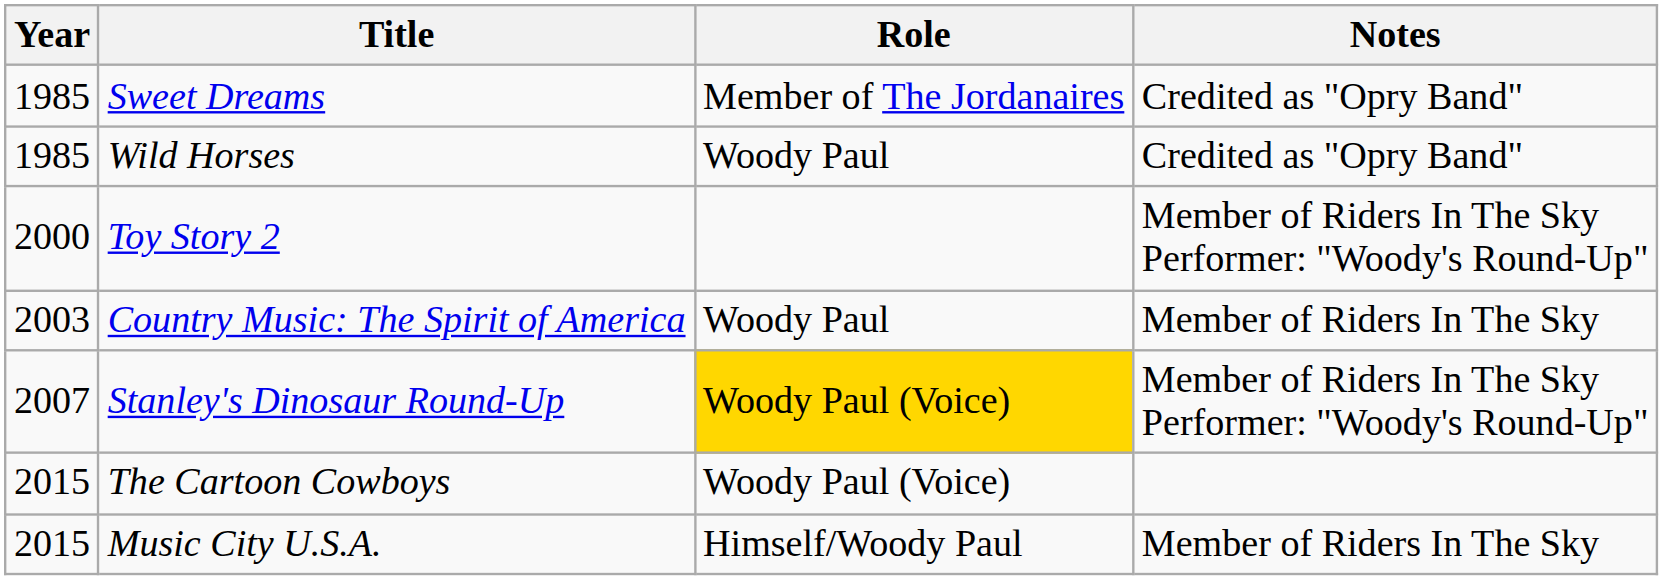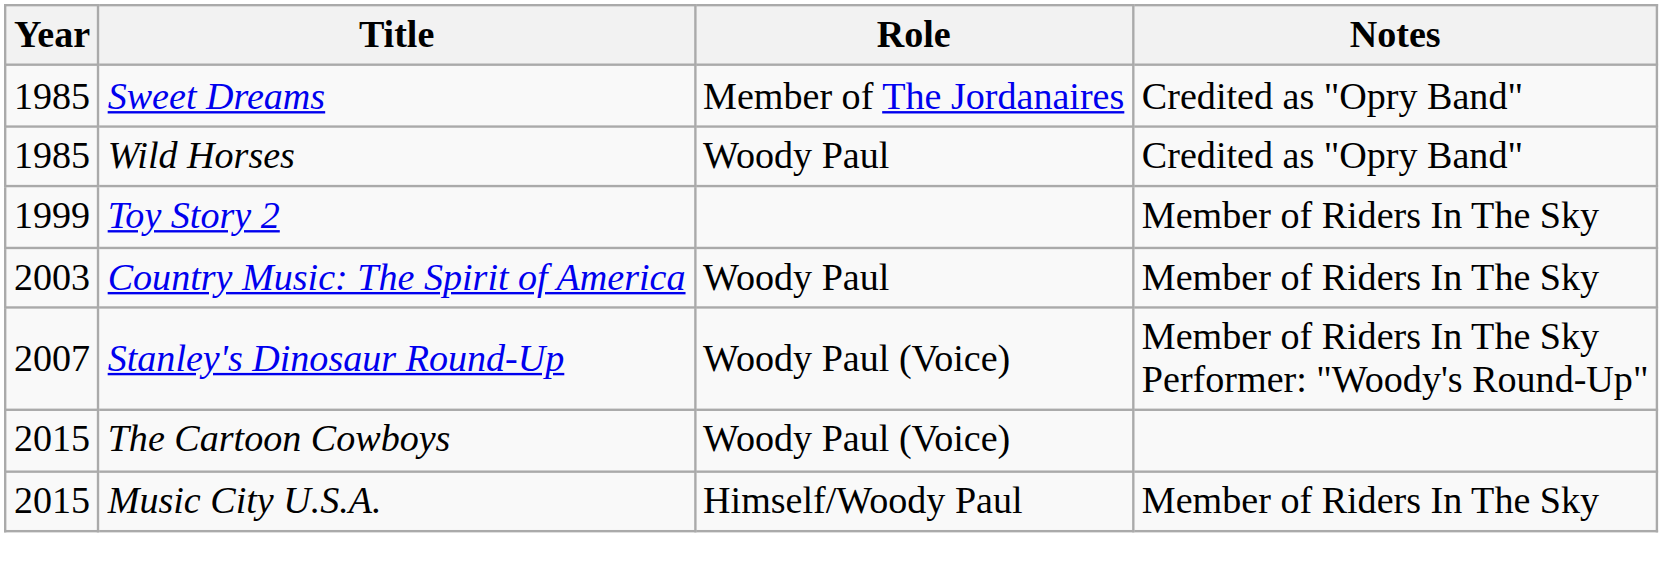(52, 237) 2000 -> (52, 215) 1999
(1395, 237) Member of Riders In The Sky Performer: "Woody's Round-Up" -> (1370, 215) Member of Riders In The Sky
(857, 400) gold background -> (857, 358) no background
